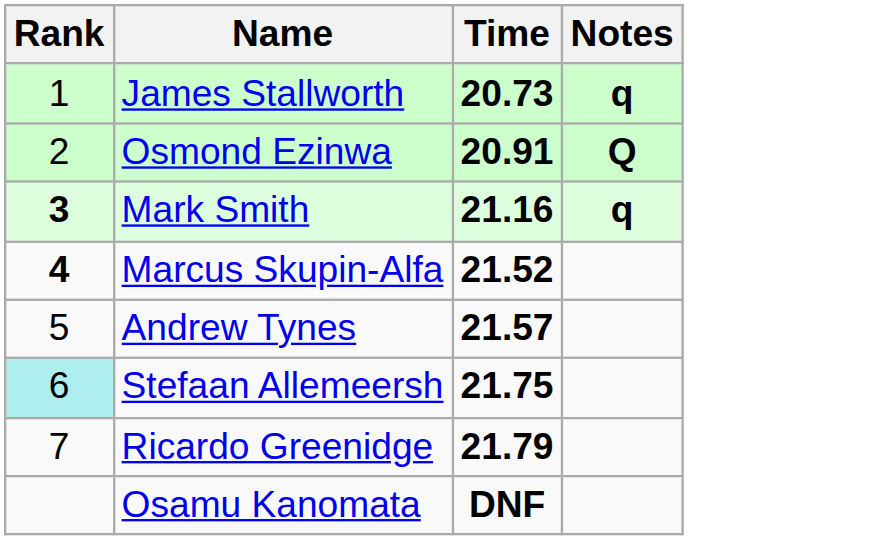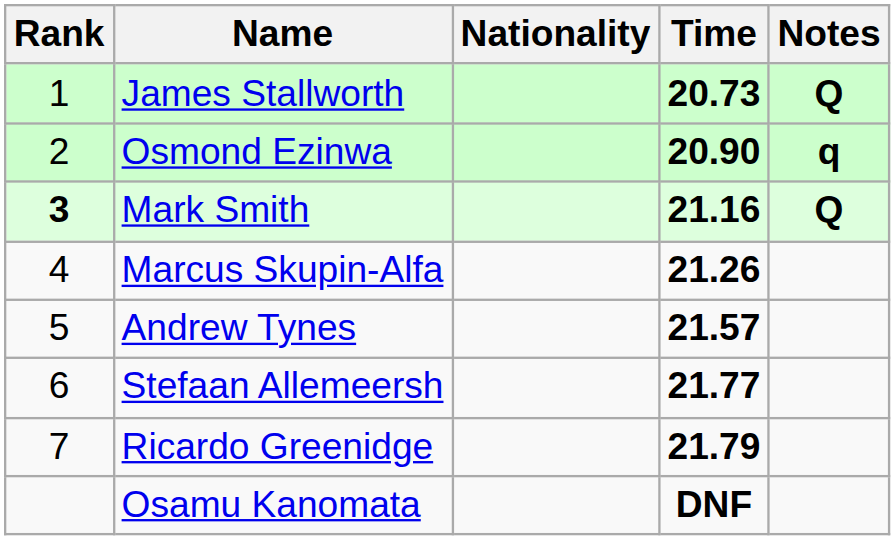+ column: (555, 33)
(622, 92) q -> (829, 92) Q
(507, 151) 20.91 -> (714, 151) 20.90
(622, 151) Q -> (829, 151) q
(622, 210) q -> (829, 210) Q
(59, 269) bold -> (59, 269) normal
(507, 269) 21.52 -> (714, 269) 21.26
(59, 387) paleturquoise background -> (59, 387) no background
(507, 387) 21.75 -> (714, 387) 21.77
